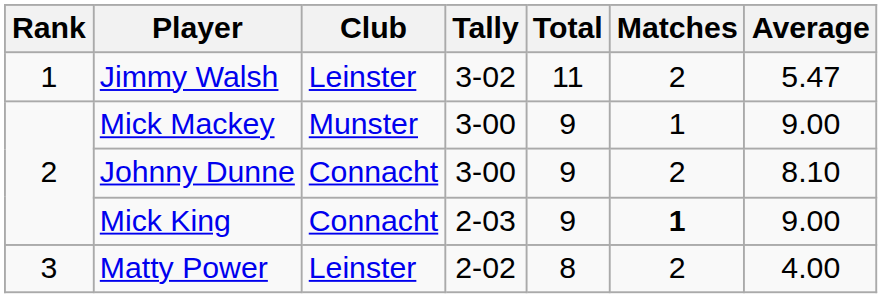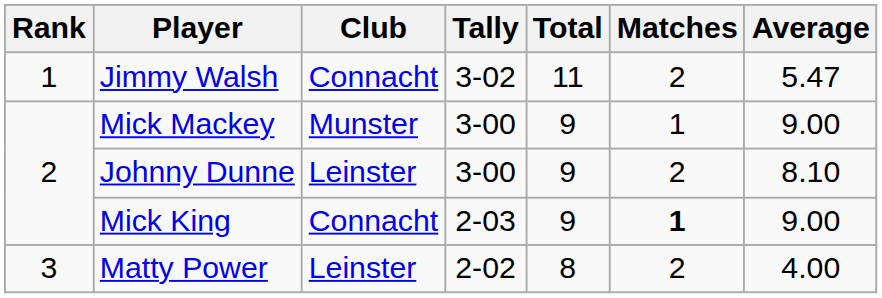(363, 76) Leinster -> (373, 76) Connacht
(373, 172) Connacht -> (363, 172) Leinster
